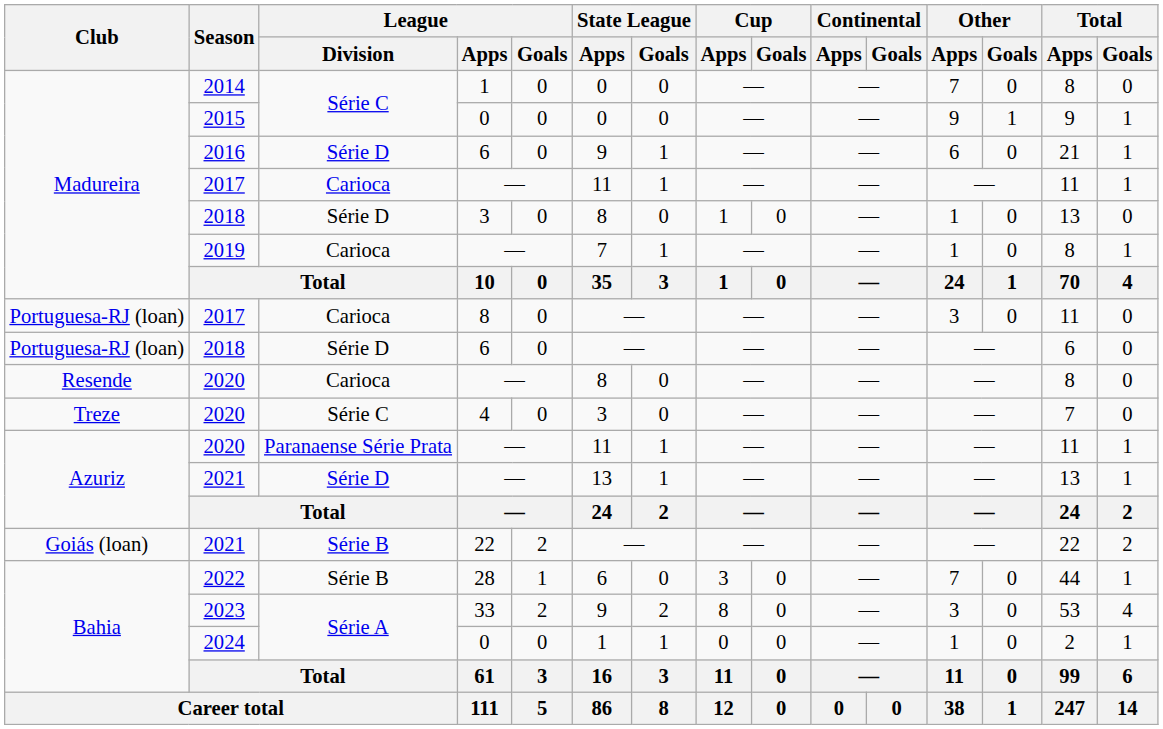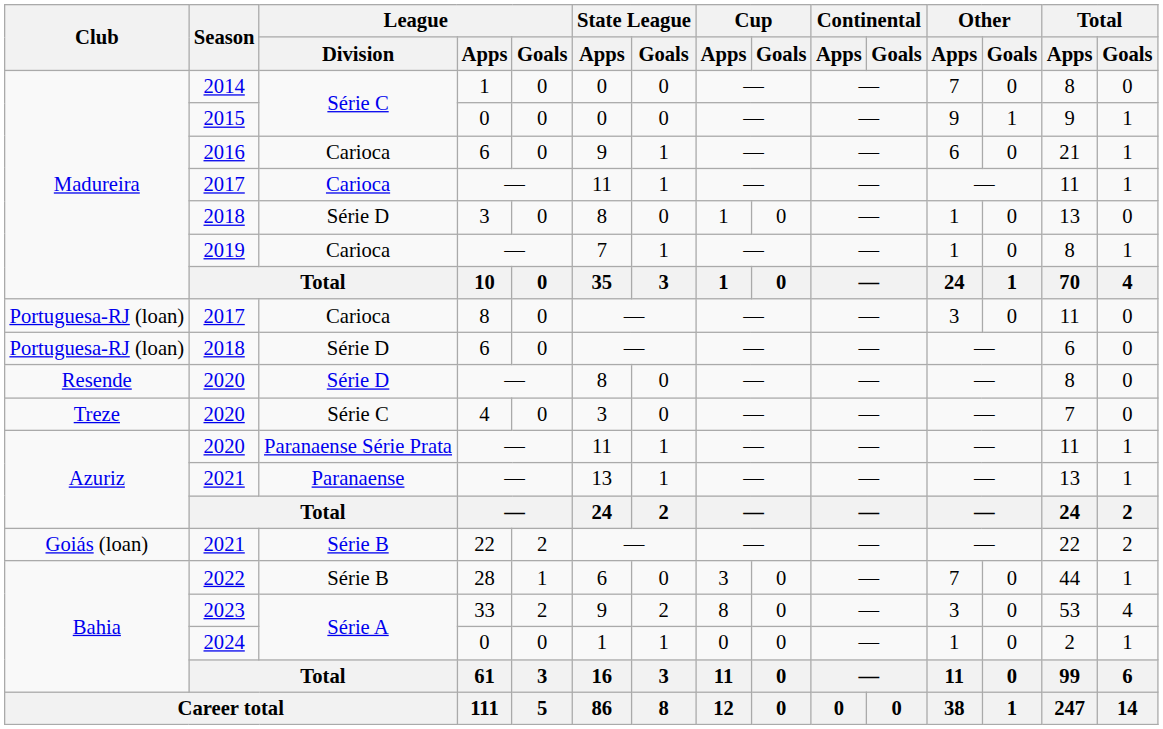(358, 151) Série D -> (358, 151) Carioca
(358, 380) Carioca -> (358, 380) Série D
(358, 479) Série D -> (358, 479) Paranaense
